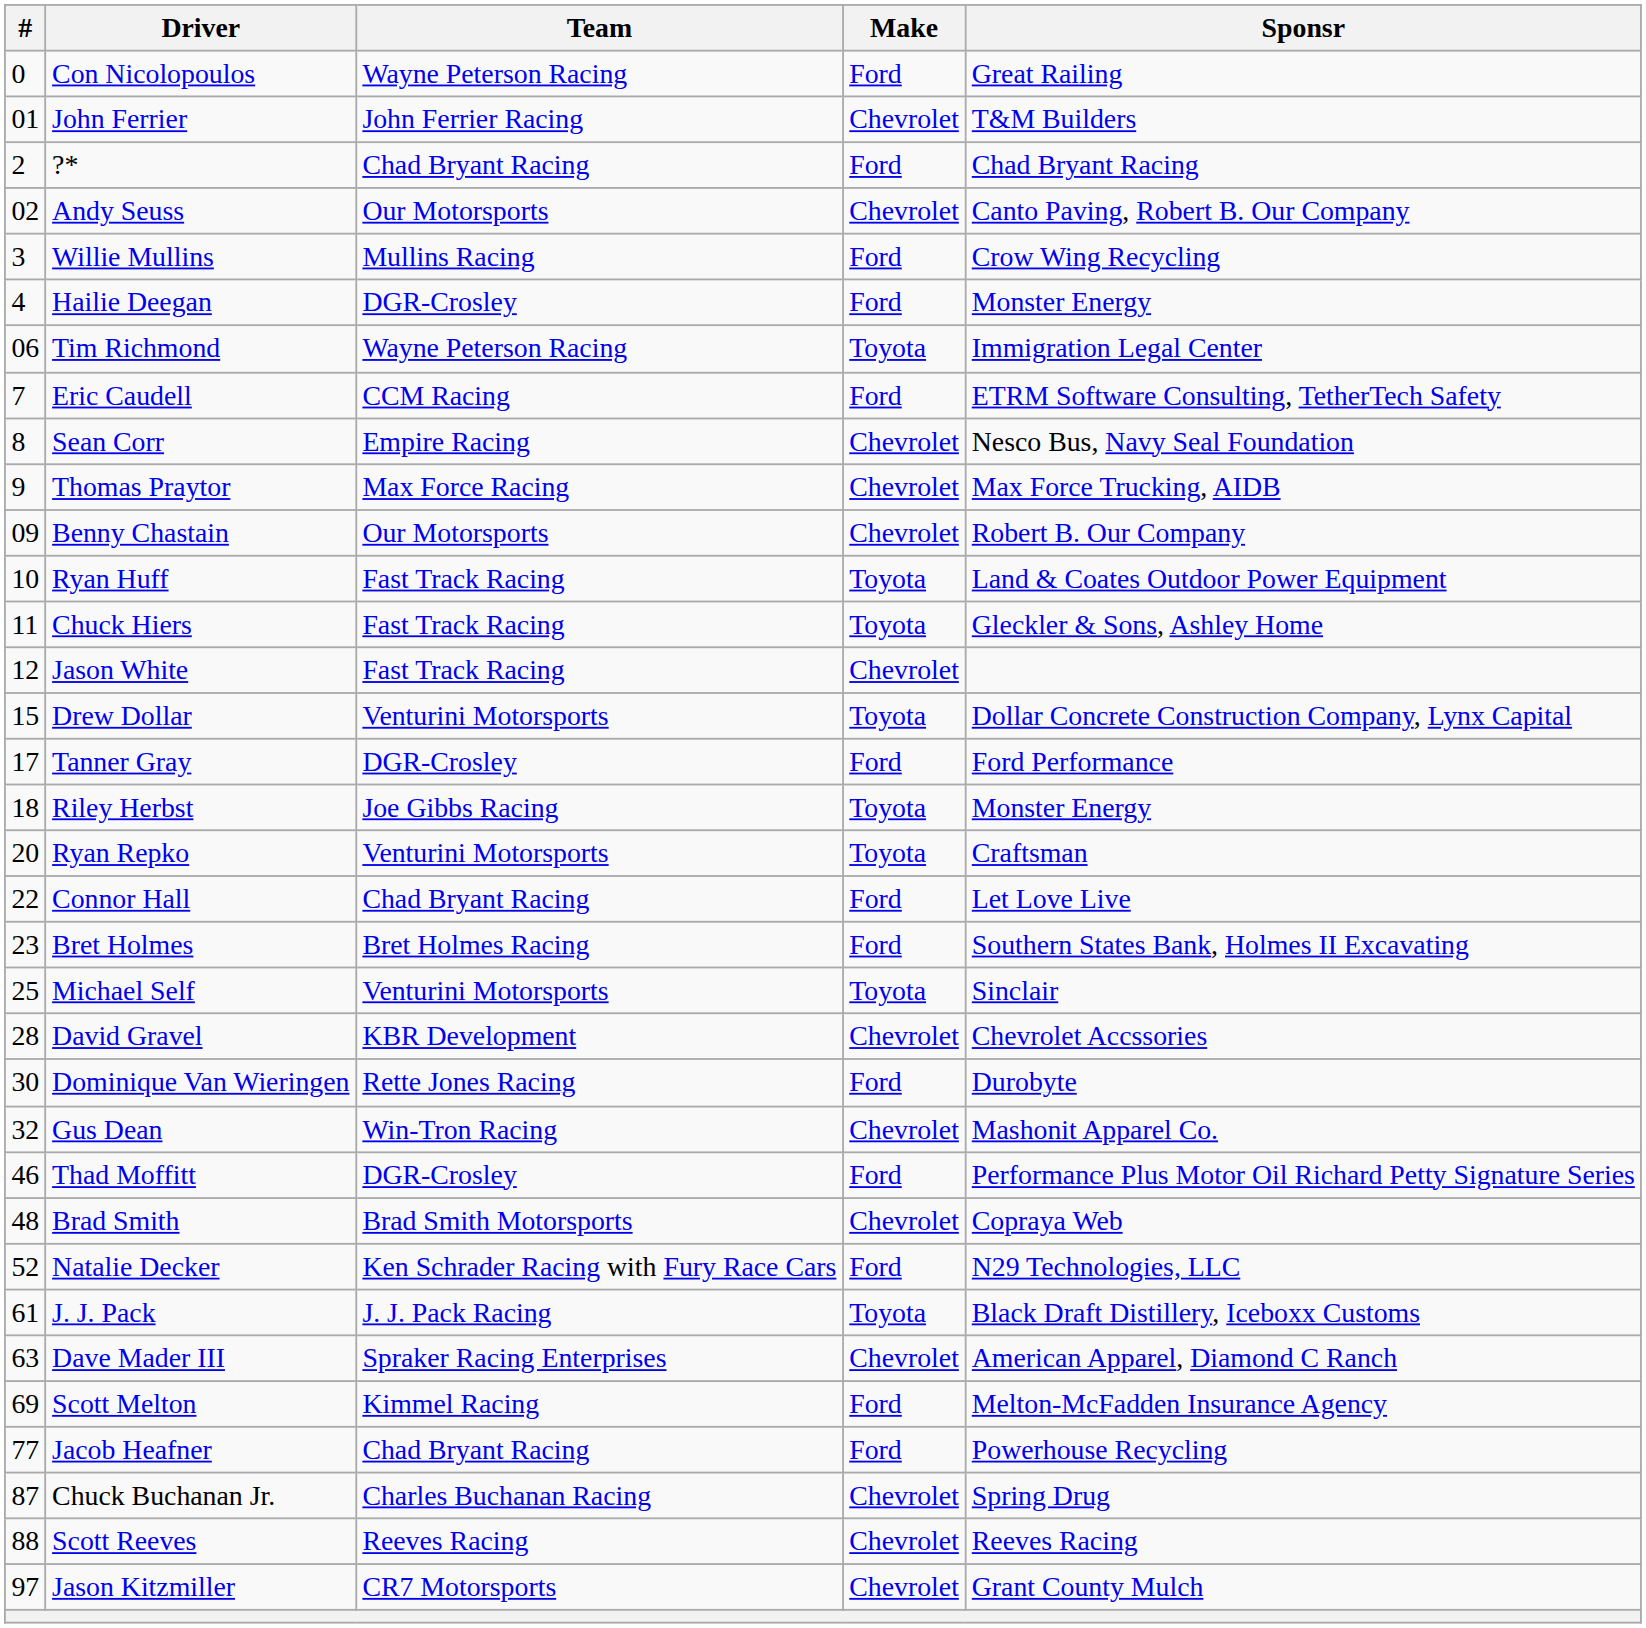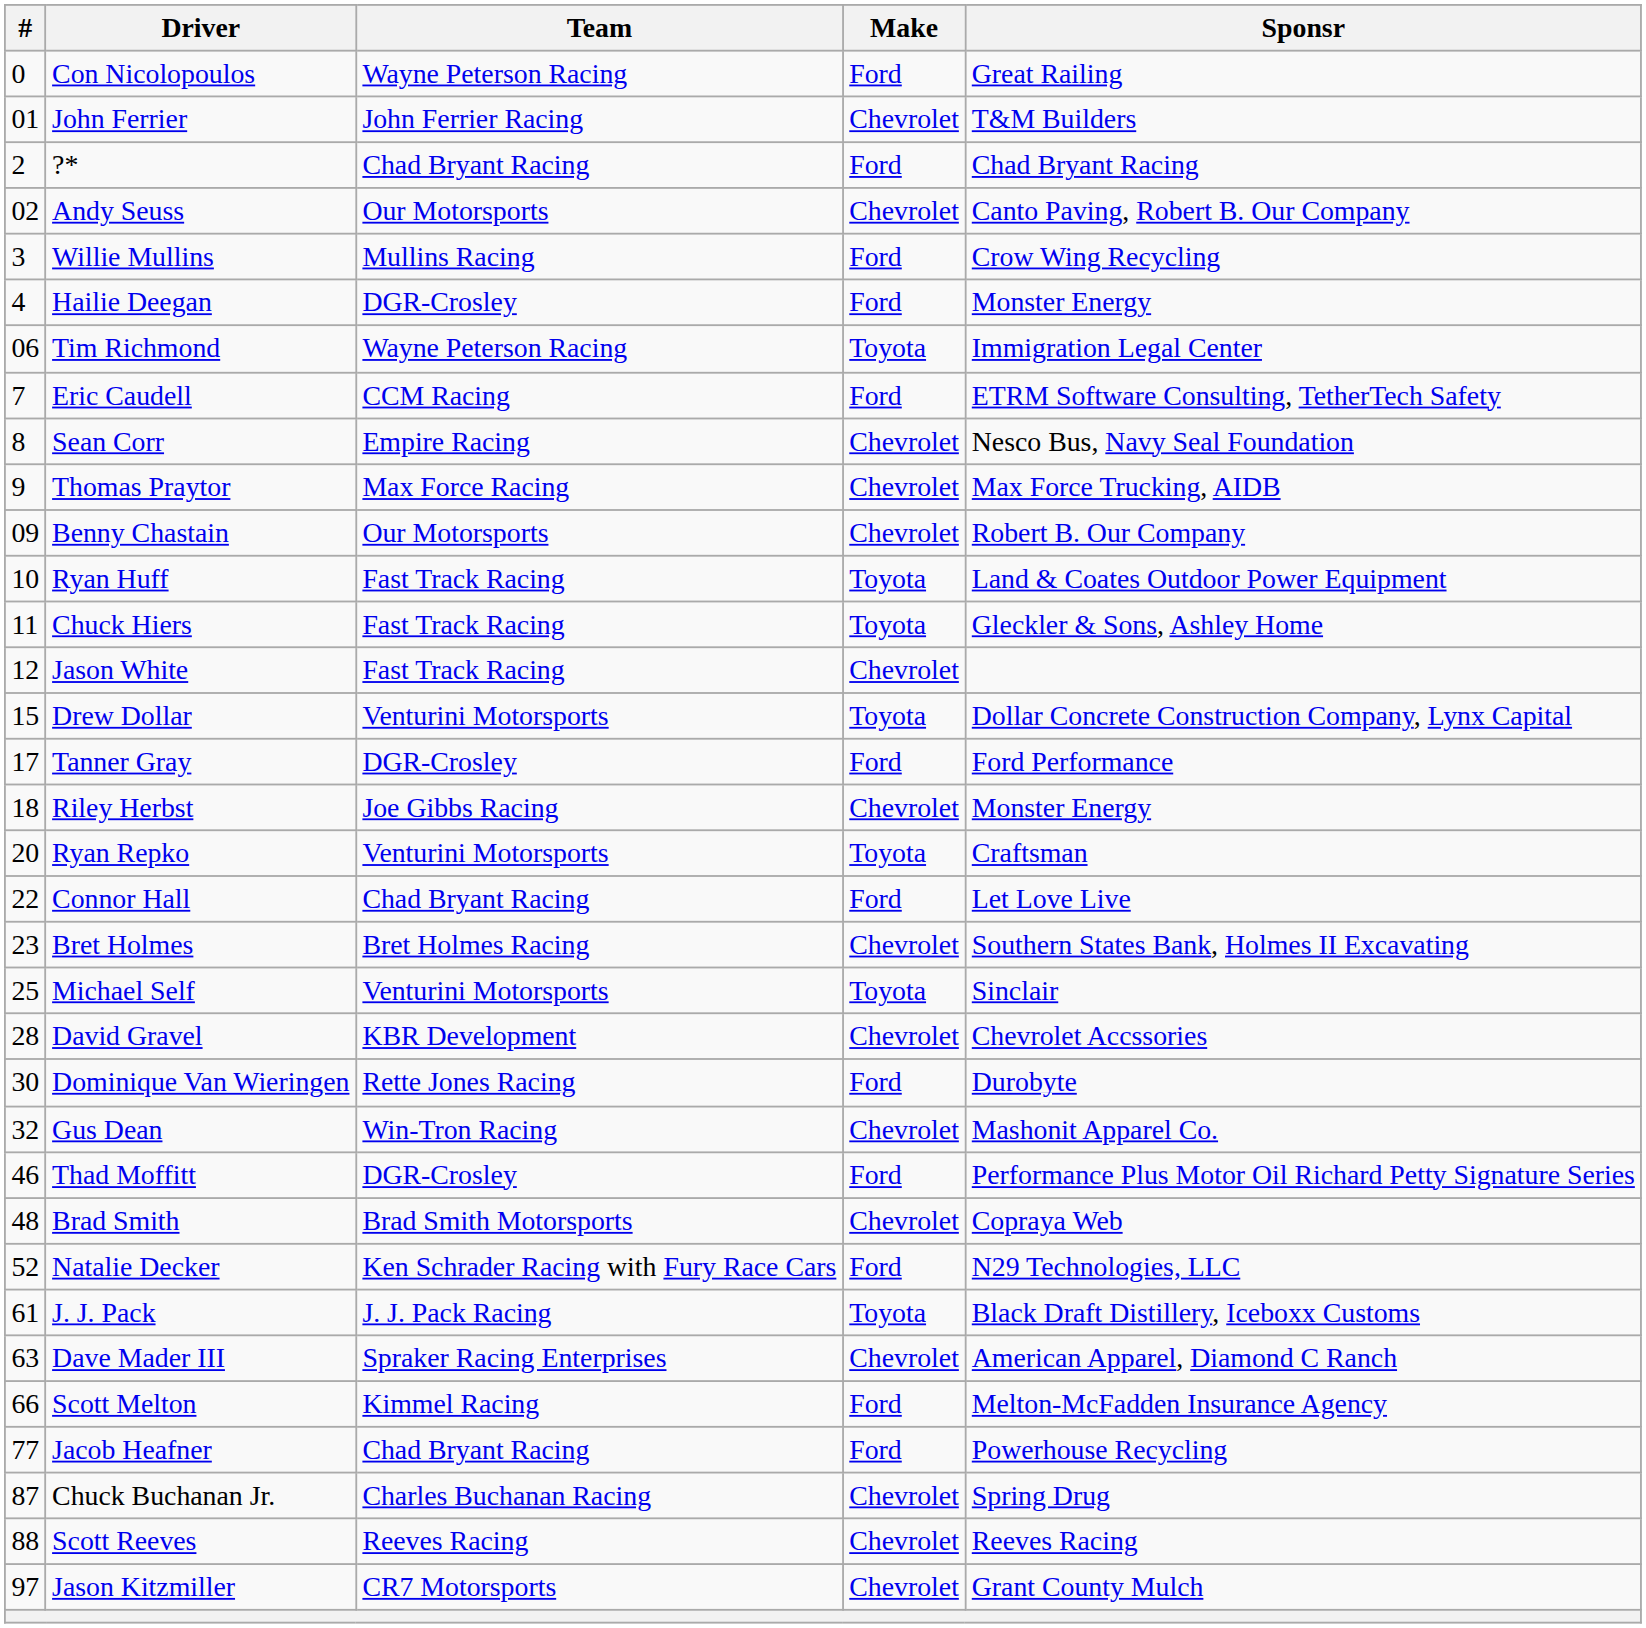(888, 807) Toyota -> (904, 807) Chevrolet
(876, 944) Ford -> (904, 944) Chevrolet
(25, 1403) 69 -> (25, 1403) 66
